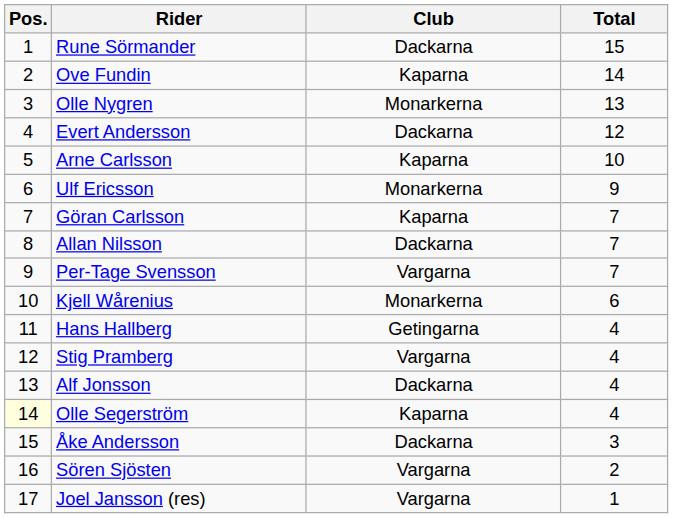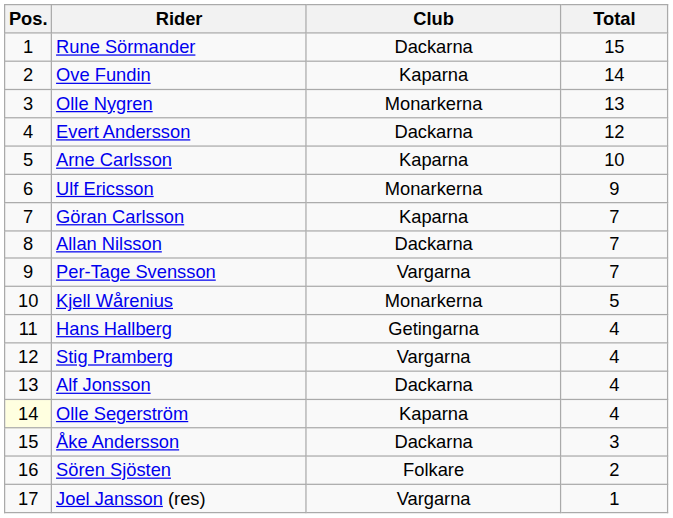(614, 301) 6 -> (614, 301) 5
(434, 470) Vargarna -> (434, 470) Folkare
